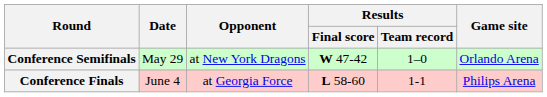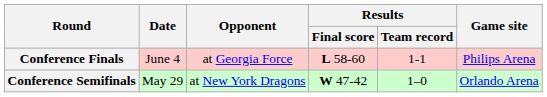rows swapped: (72, 58) <-> (72, 80)
